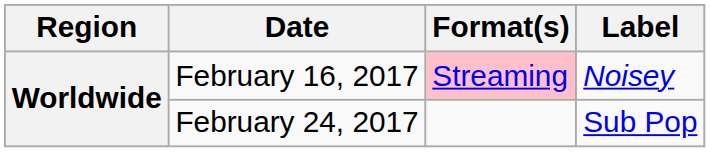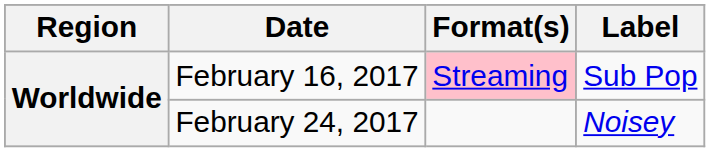(629, 75) Noisey -> (640, 75) Sub Pop
(640, 122) Sub Pop -> (629, 122) Noisey
